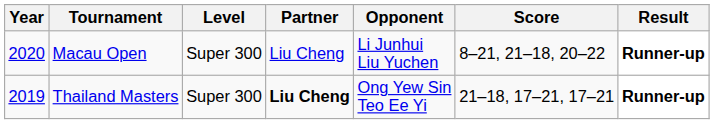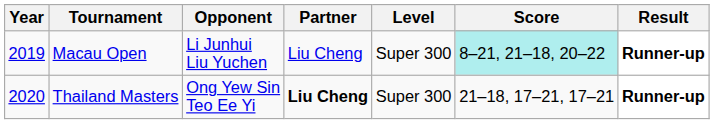columns swapped: (224, 18) <-> (404, 18)
(27, 53) 2020 -> (27, 53) 2019
(532, 53) no background -> (532, 53) paleturquoise background
(27, 97) 2019 -> (27, 97) 2020
